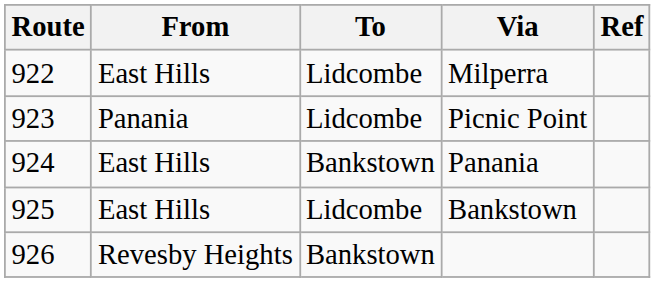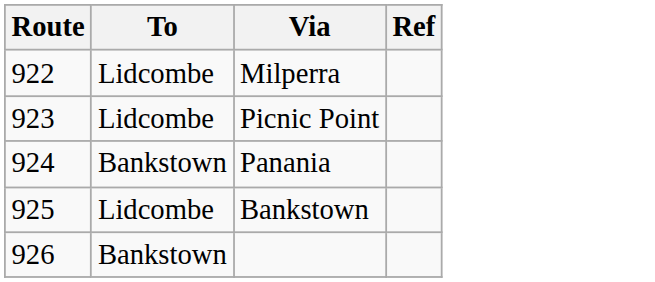- column: (195, 27)
